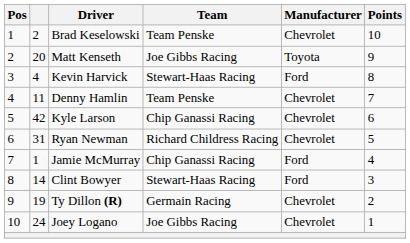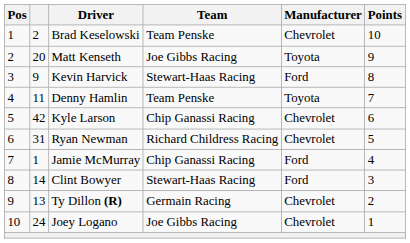(36, 76) 4 -> (36, 76) 9
(310, 97) Chevrolet -> (302, 97) Toyota
(39, 200) 19 -> (39, 200) 13
